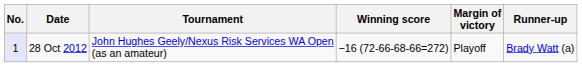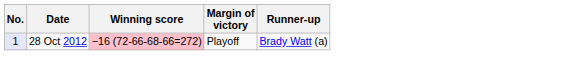- column: (213, 19)
(394, 48) no background -> (147, 42) pink background
